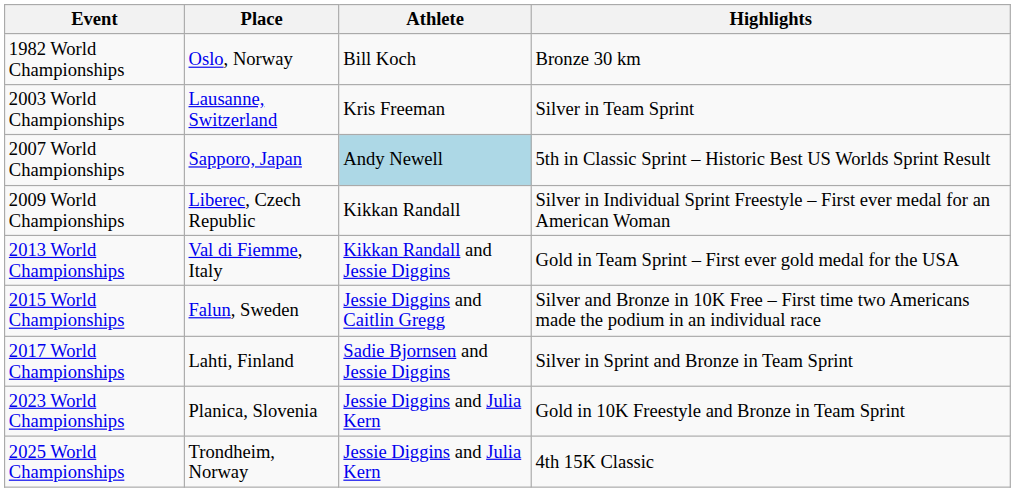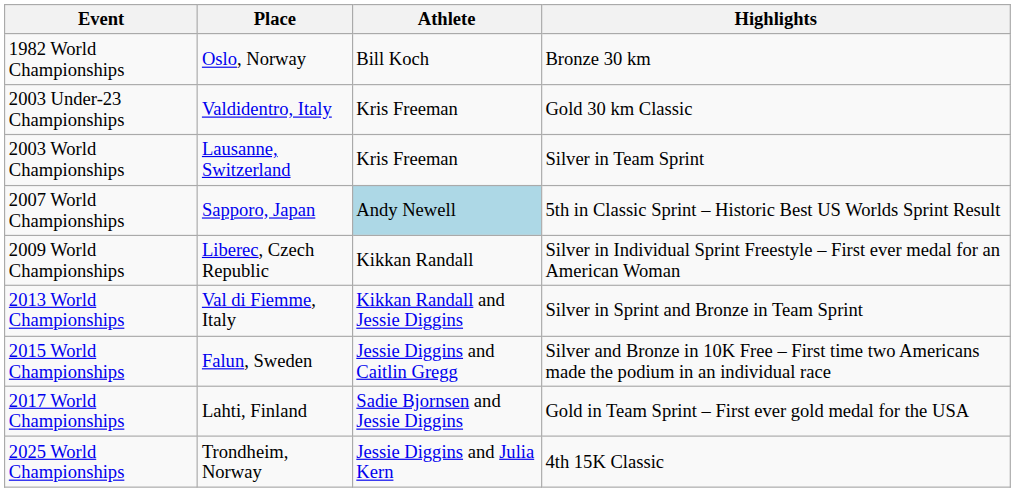+ row: (67, 109)
(747, 260) Gold in Team Sprint – First ever gold medal for the USA -> (704, 310) Silver in Sprint and Bronze in Team Sprint
(694, 360) Silver in Sprint and Bronze in Team Sprint -> (757, 411) Gold in Team Sprint – First ever gold medal for the USA
- row: (67, 411)
